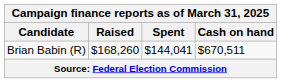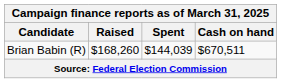(168, 50) $144,041 -> (168, 50) $144,039
